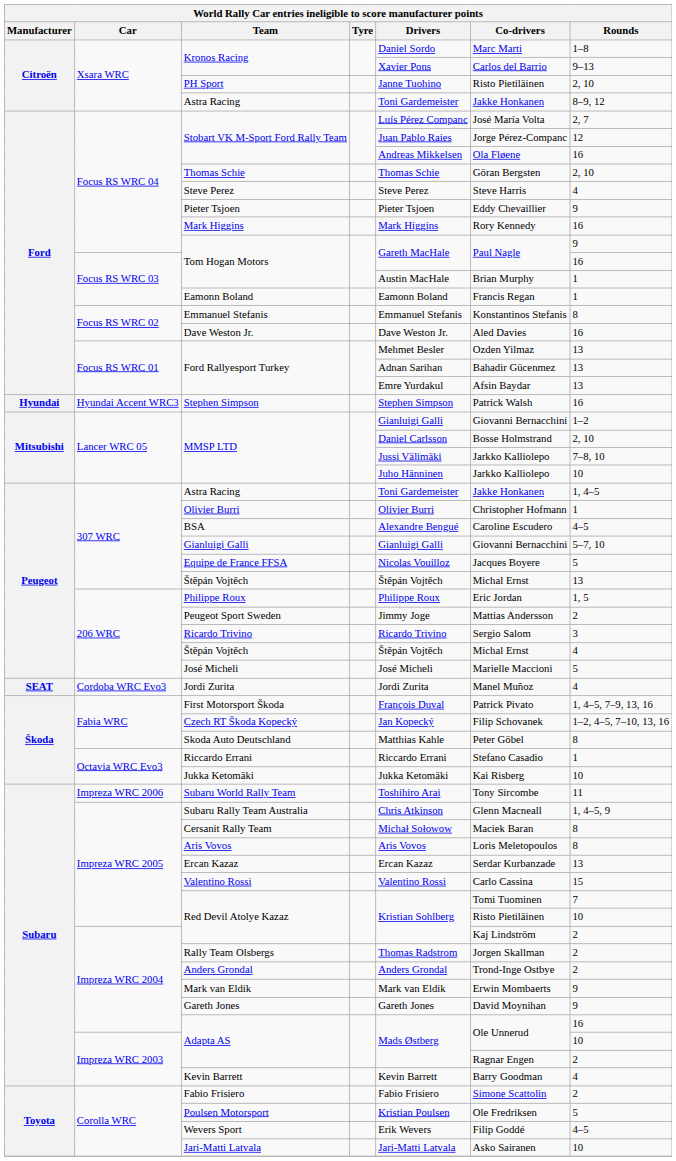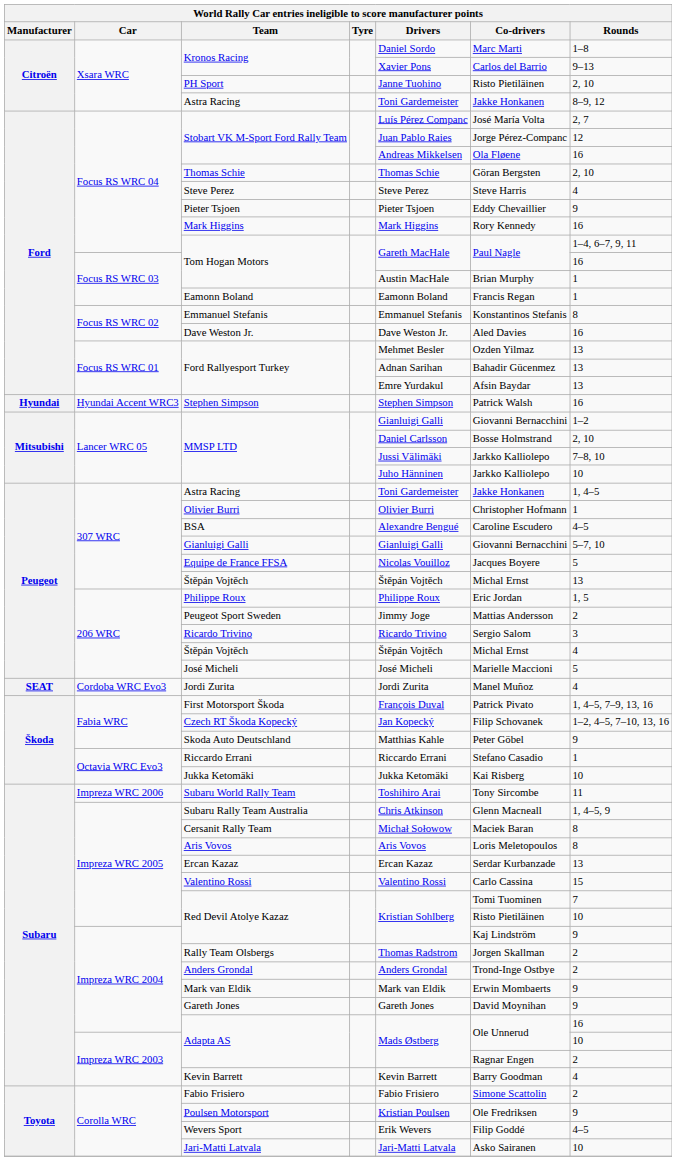(575, 243) 9 -> (604, 243) 1–4, 6–7, 9, 11
(575, 739) 8 -> (575, 739) 9
(575, 934) 2 -> (575, 934) 9
(575, 1111) 5 -> (575, 1111) 9
